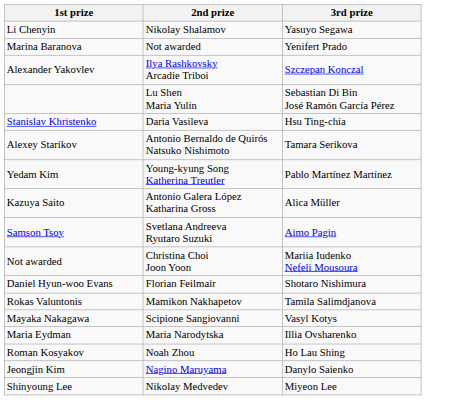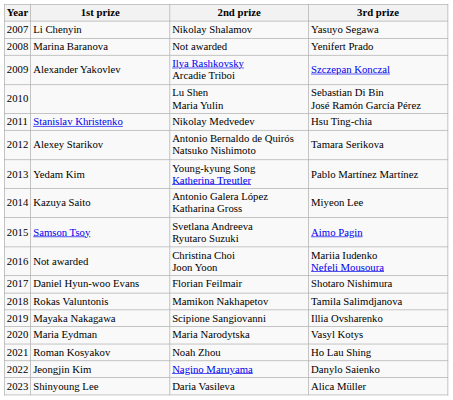+ column: (18, 13)
(177, 122) Daria Vasileva -> (213, 122) Nikolay Medvedev
(312, 203) Alica Müller -> (337, 203) Miyeon Lee
(311, 318) Vasyl Kotys -> (347, 318) Illia Ovsharenko
(321, 335) Illia Ovsharenko -> (337, 335) Vasyl Kotys
(187, 386) Nikolay Medvedev -> (203, 386) Daria Vasileva
(311, 386) Miyeon Lee -> (339, 386) Alica Müller
